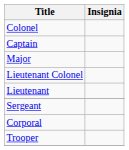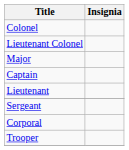rows swapped: (45, 75) <-> (22, 43)
